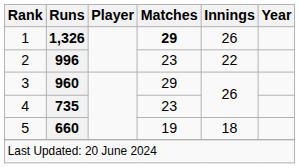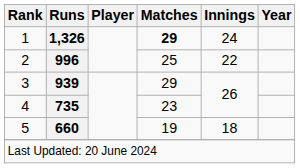(230, 38) 26 -> (230, 38) 24
(169, 60) 23 -> (169, 60) 25
(67, 83) 960 -> (67, 83) 939
